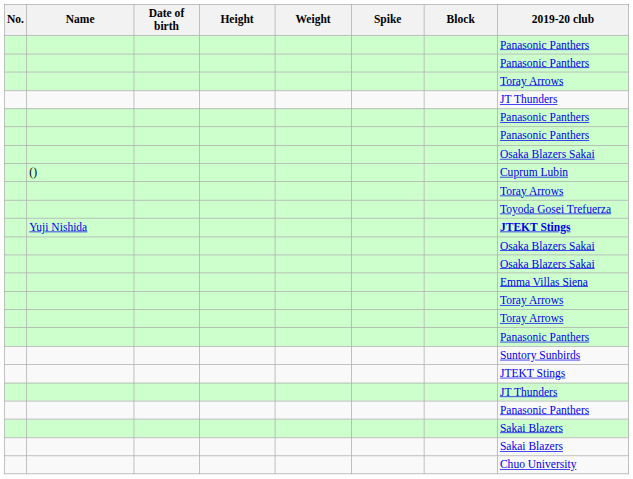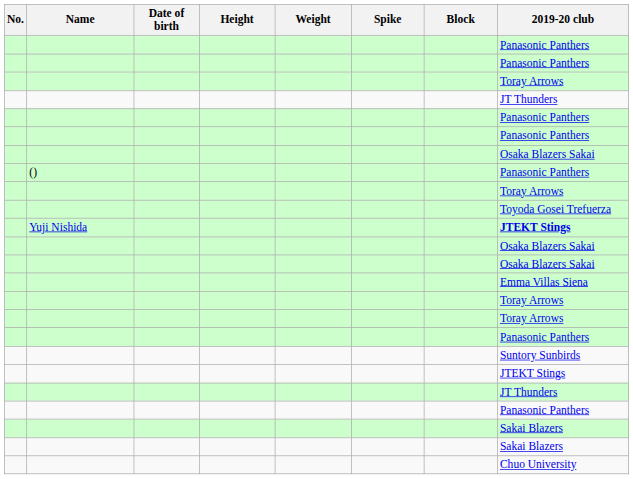(534, 172) Cuprum Lubin -> (545, 172) Panasonic Panthers
